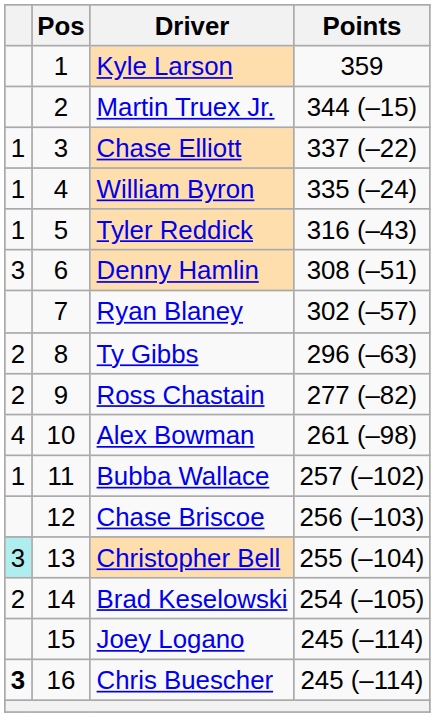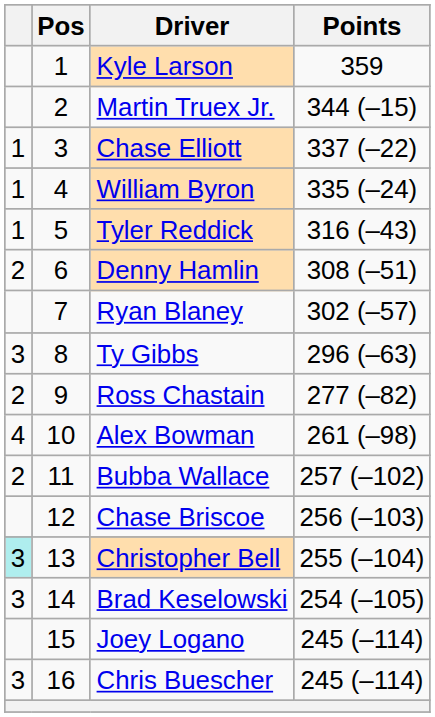(18, 271) 3 -> (18, 271) 2
(18, 353) 2 -> (18, 353) 3
(18, 475) 1 -> (18, 475) 2
(18, 598) 2 -> (18, 598) 3
(18, 680) bold -> (18, 680) normal
